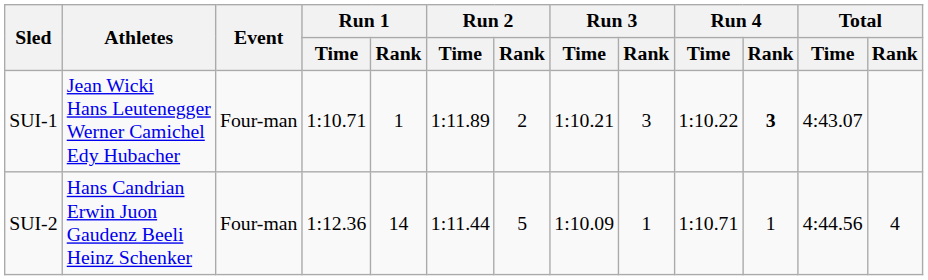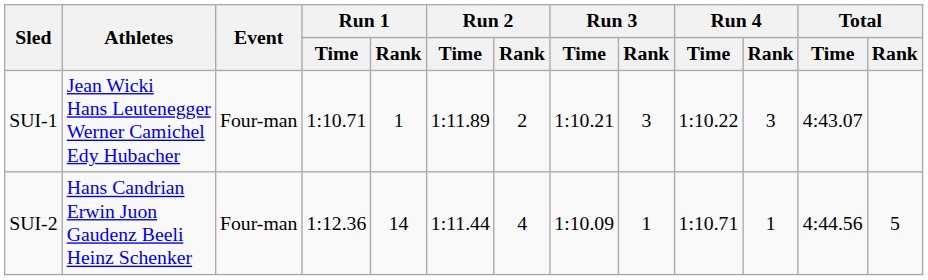(771, 121) bold -> (771, 121) normal
(522, 223) 5 -> (522, 223) 4
(895, 223) 4 -> (895, 223) 5
